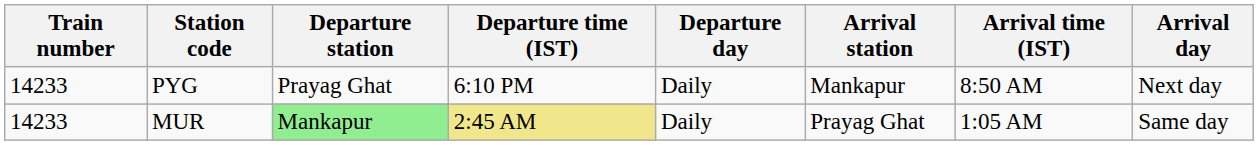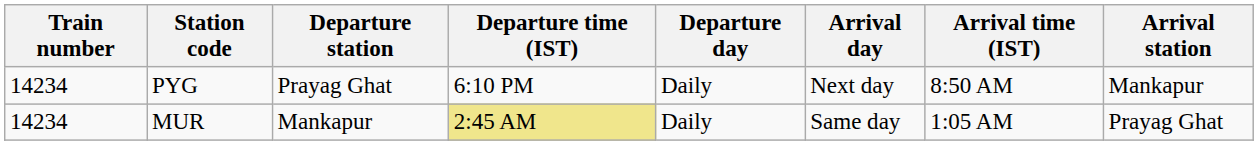columns swapped: (880, 35) <-> (1193, 35)
(39, 85) 14233 -> (39, 85) 14234
(39, 121) 14233 -> (39, 121) 14234
(325, 121) lightgreen background -> (325, 121) no background
